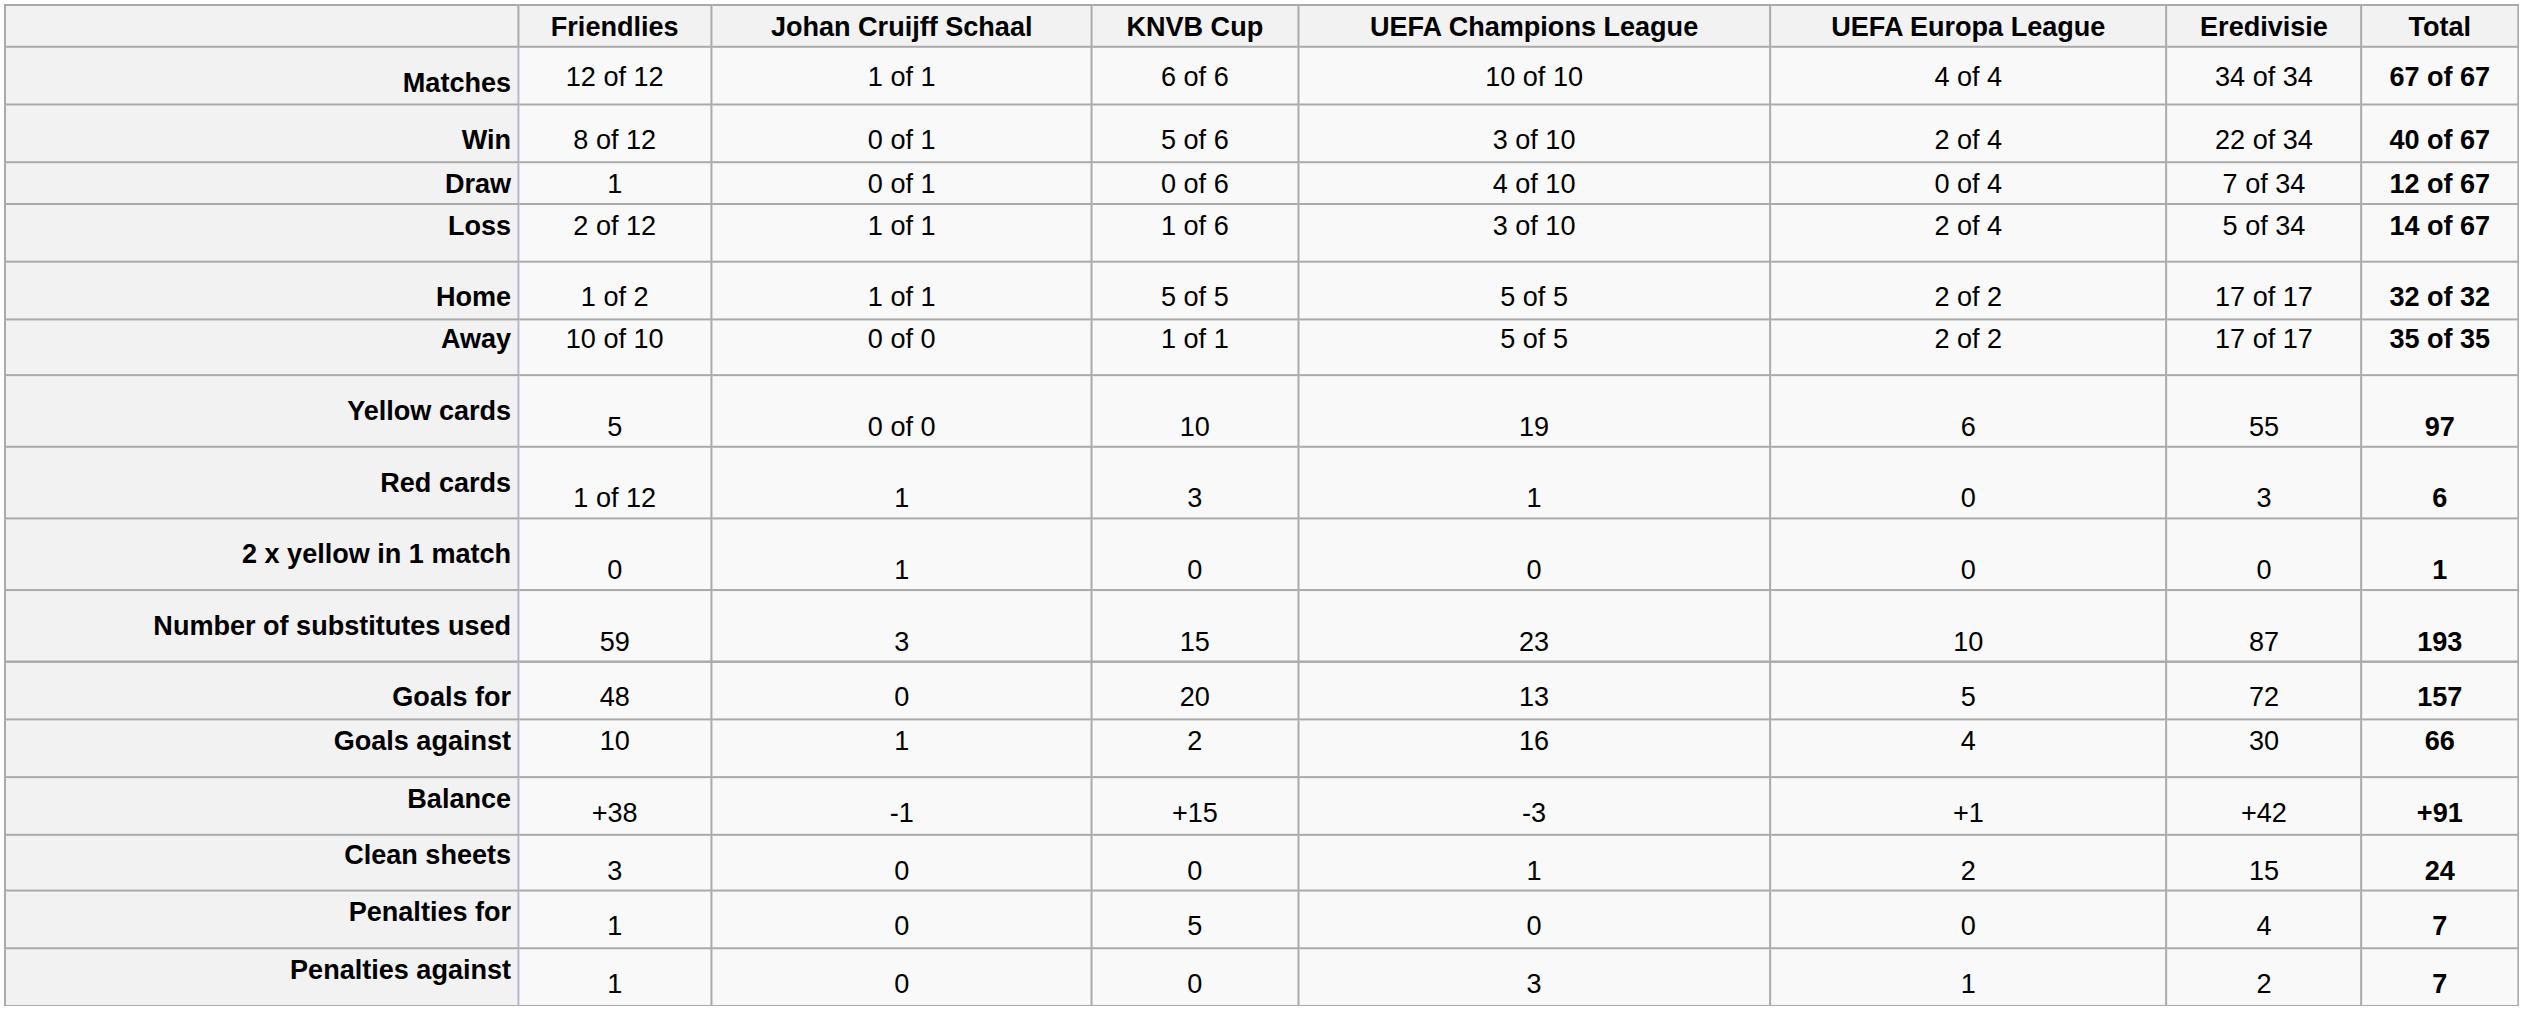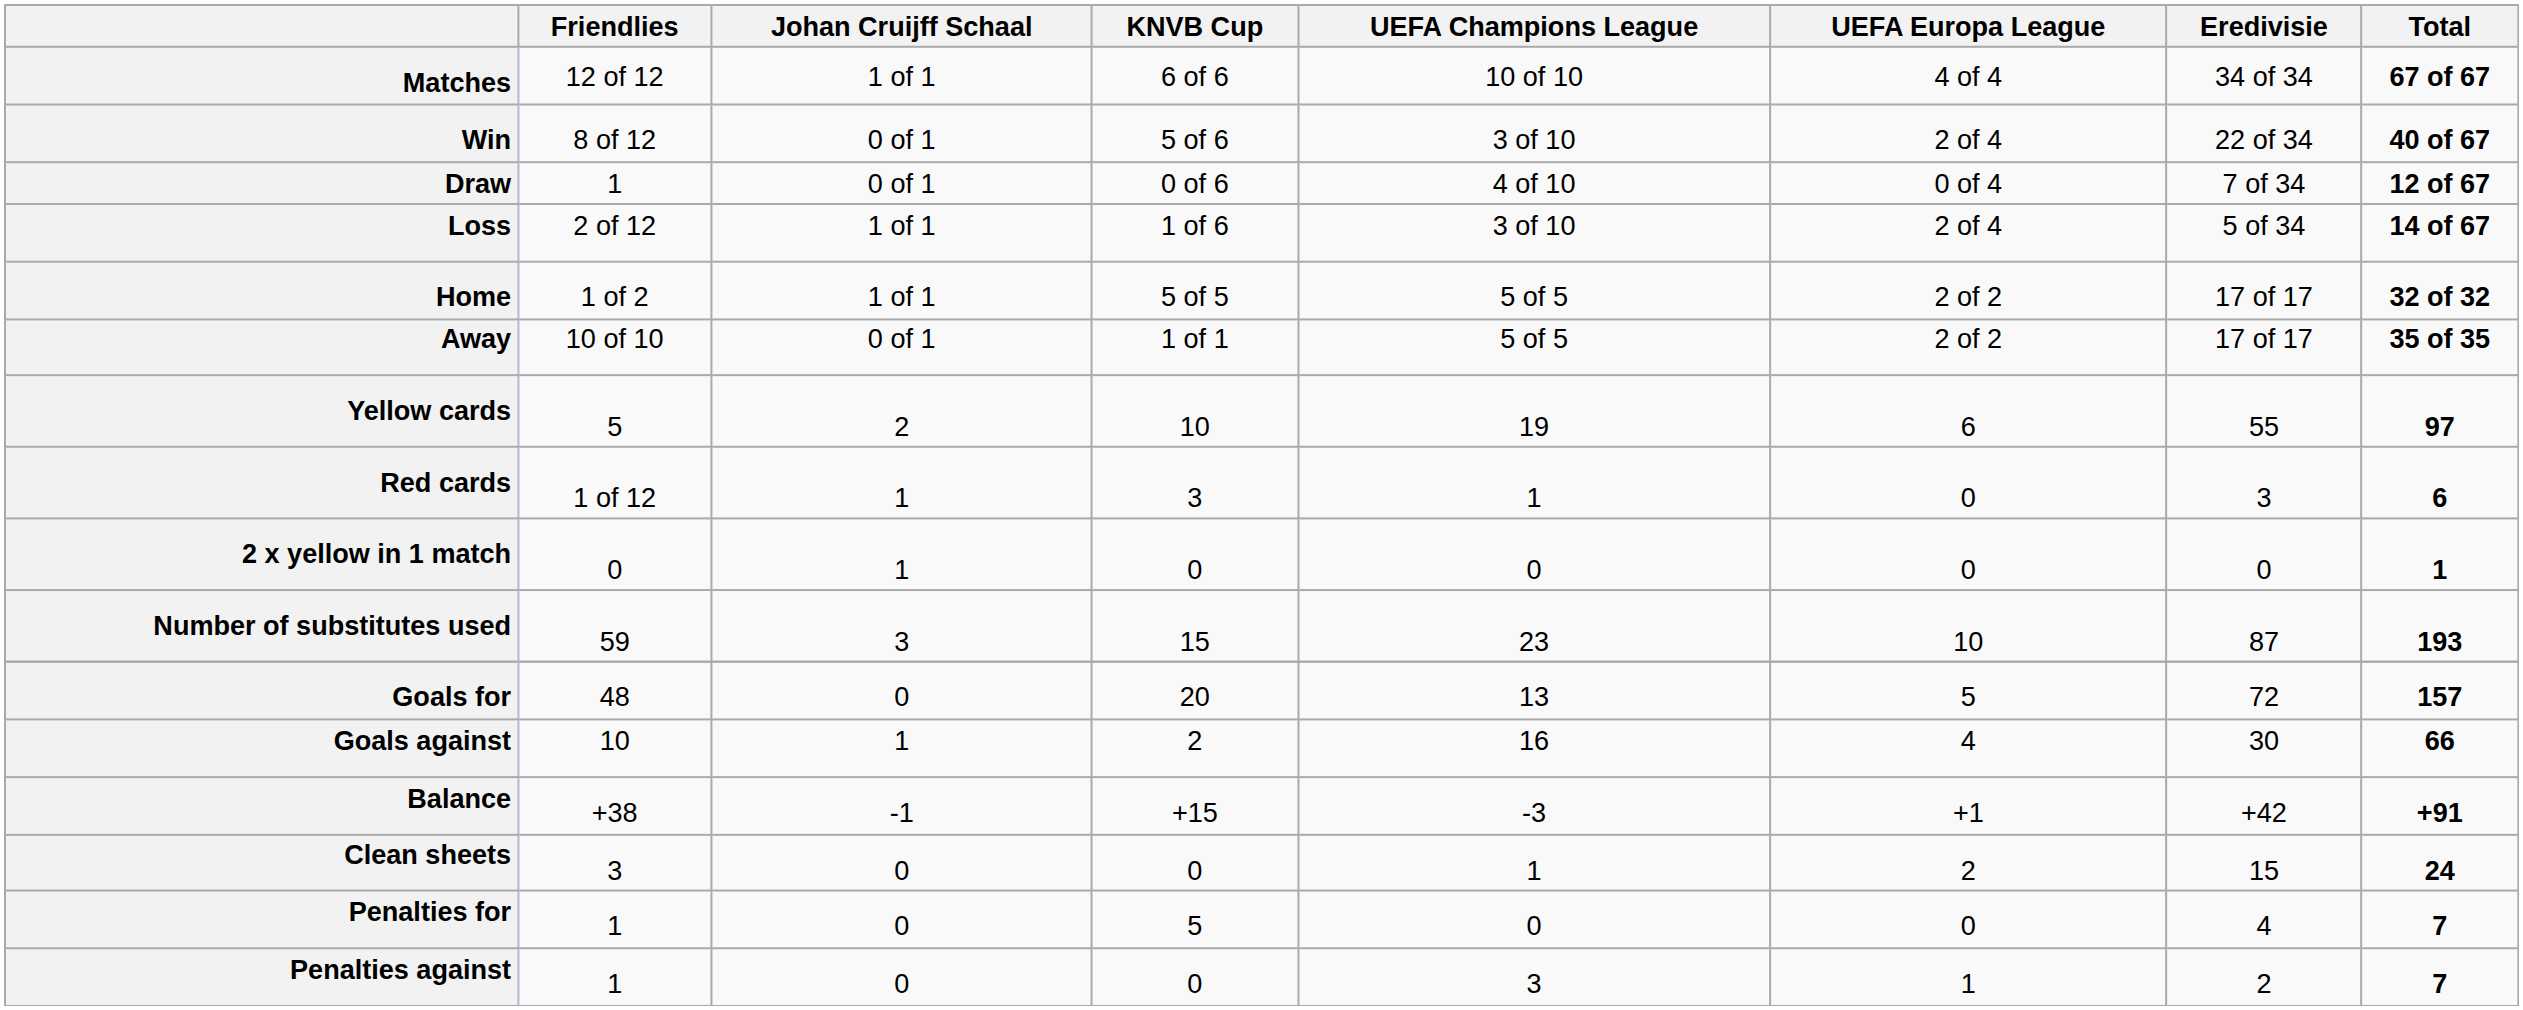(902, 340) 0 of 0 -> (902, 340) 0 of 1
(902, 426) 0 of 0 -> (902, 426) 2
